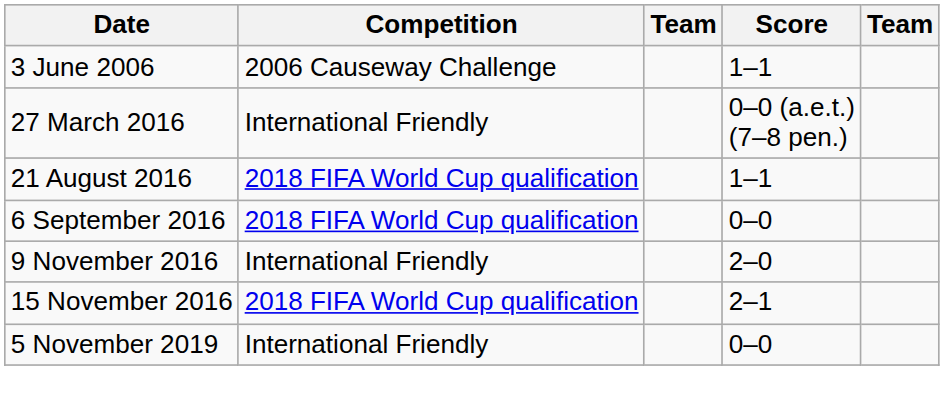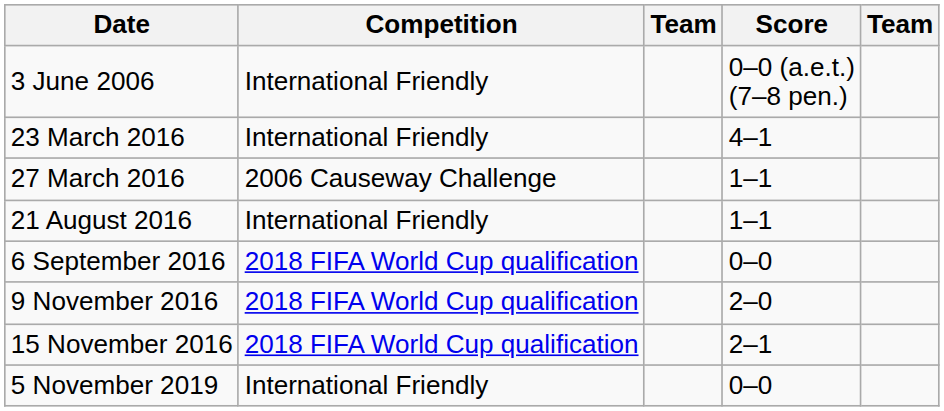(401, 66) 2006 Causeway Challenge -> (366, 81) International Friendly
(751, 66) 1–1 -> (792, 81) 0–0 (a.e.t.) (7–8 pen.)
+ row: (98, 137)
(366, 122) International Friendly -> (401, 178) 2006 Causeway Challenge
(792, 122) 0–0 (a.e.t.) (7–8 pen.) -> (751, 178) 1–1
(442, 178) 2018 FIFA World Cup qualification -> (366, 219) International Friendly
(366, 261) International Friendly -> (442, 302) 2018 FIFA World Cup qualification
